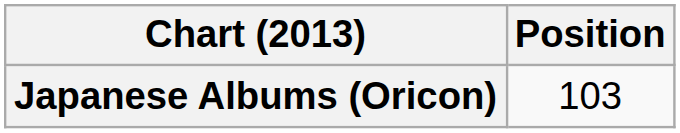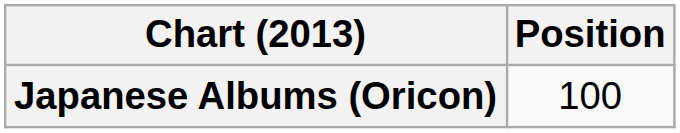(590, 95) 103 -> (590, 95) 100
